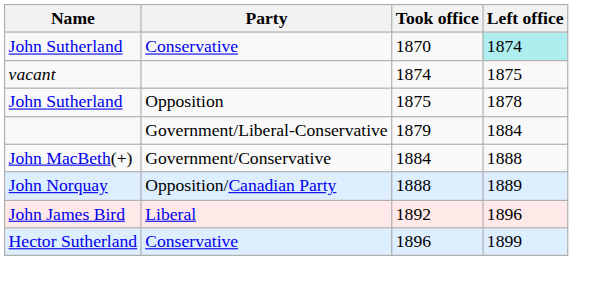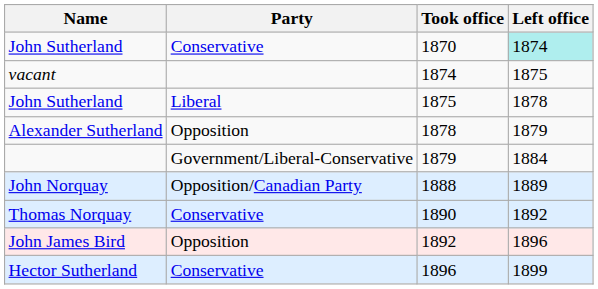(184, 102) Opposition -> (196, 102) Liberal
+ row: (86, 130)
- row: (71, 158)
+ row: (70, 213)
(171, 213) Liberal -> (210, 241) Opposition
